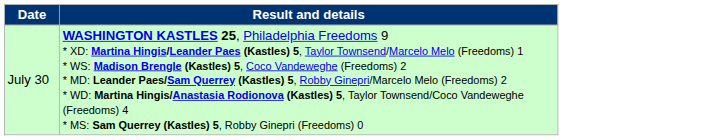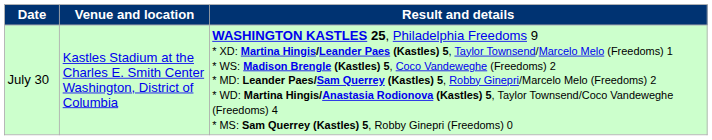+ column: (134, 14)
